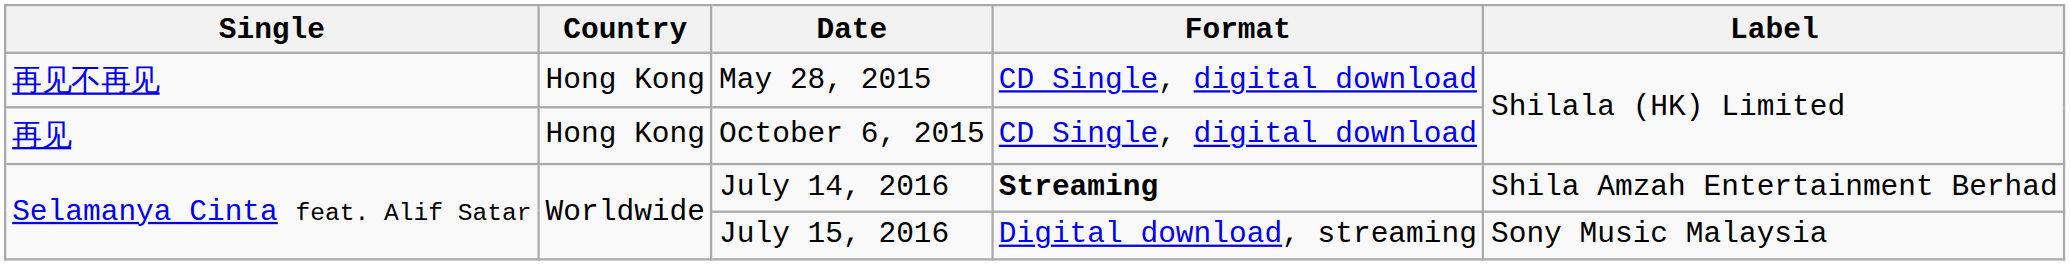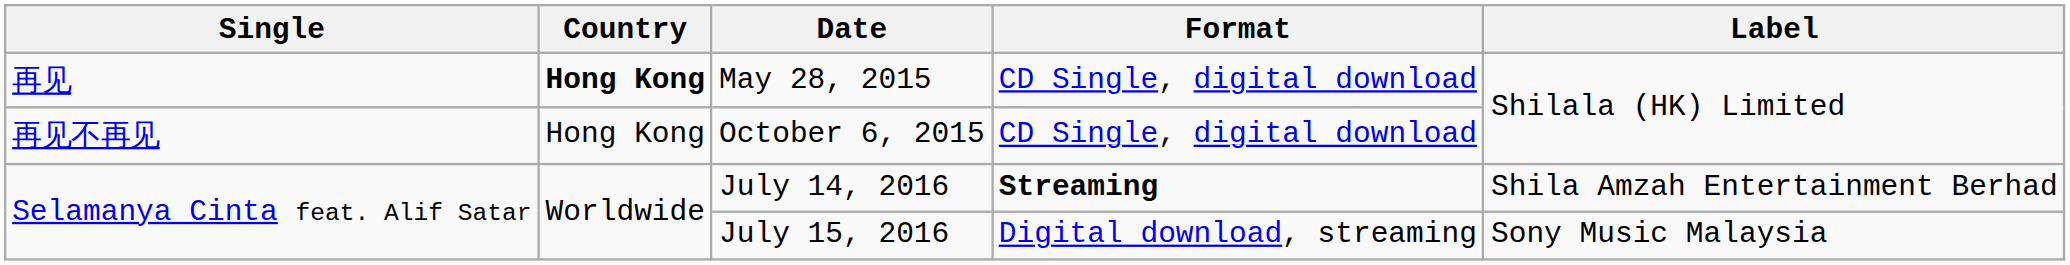(86, 82) 再见不再见 -> (42, 82) 再见
(625, 81) normal -> (625, 81) bold
(42, 137) 再见 -> (86, 137) 再见不再见
